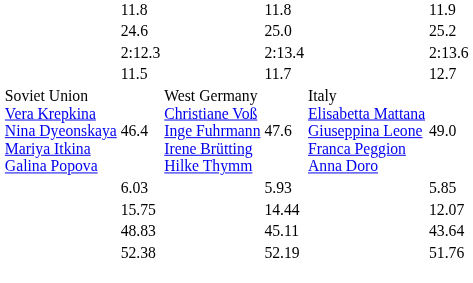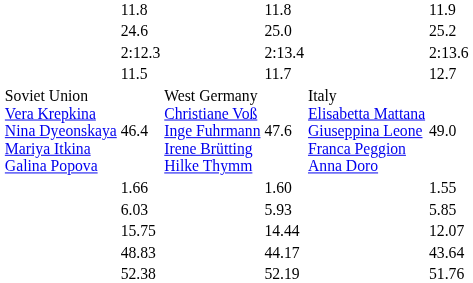+ row: (134, 188)
(282, 231) 45.11 -> (282, 252) 44.17
